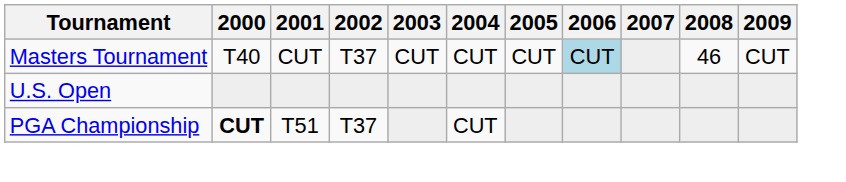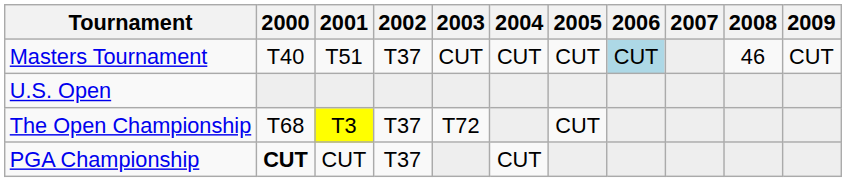(300, 57) CUT -> (344, 57) T51
+ row: (130, 125)
(300, 125) T51 -> (344, 160) CUT
